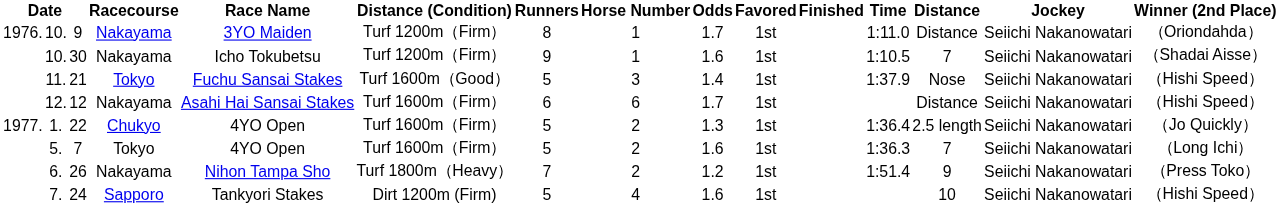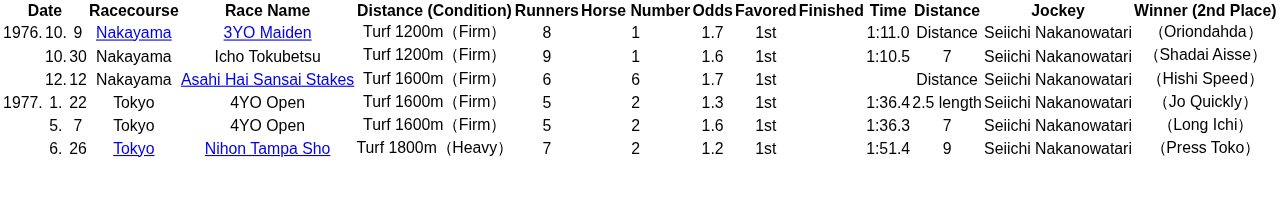- row: (78, 79)
(134, 125) Chukyo -> (134, 102) Tokyo
(134, 171) Nakayama -> (134, 148) Tokyo
- row: (78, 194)
